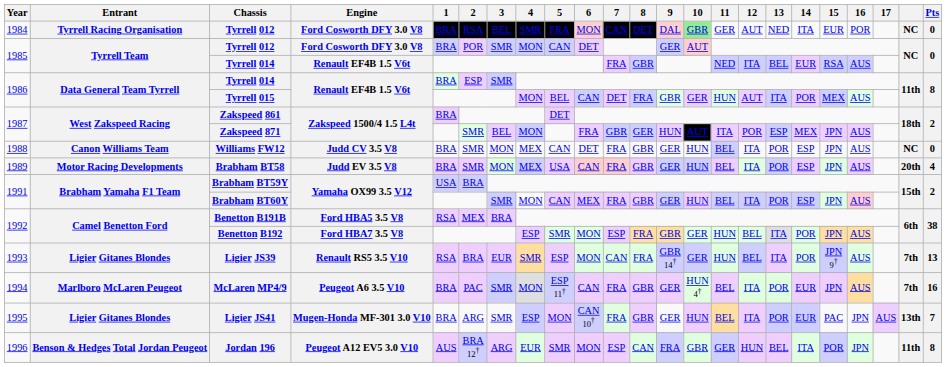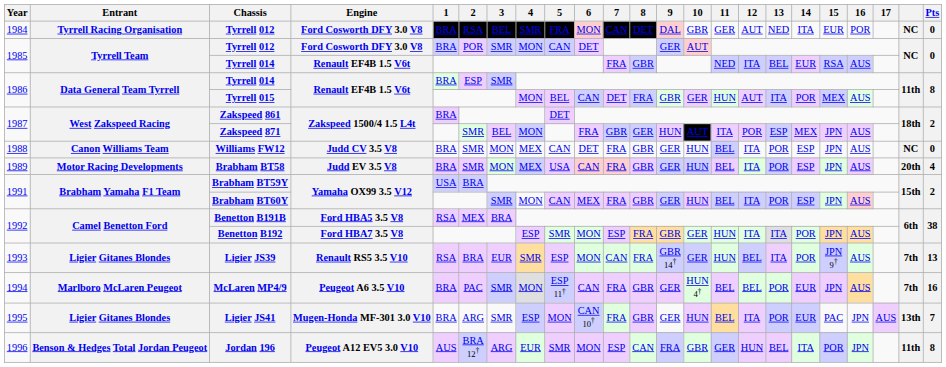(697, 29) lightgreen background -> (697, 29) no background
(752, 234) BEL -> (752, 234) ITA
(752, 287) ITA -> (752, 287) BEL
